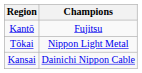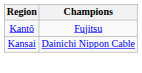- row: (22, 44)
